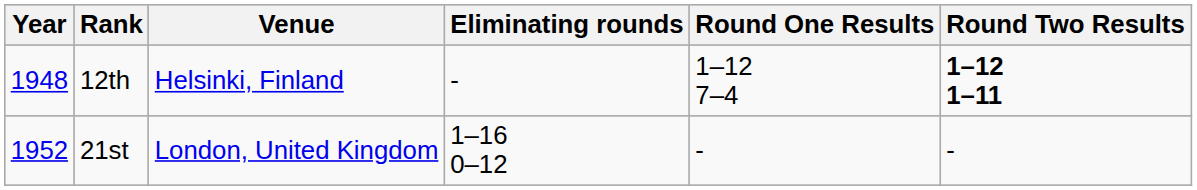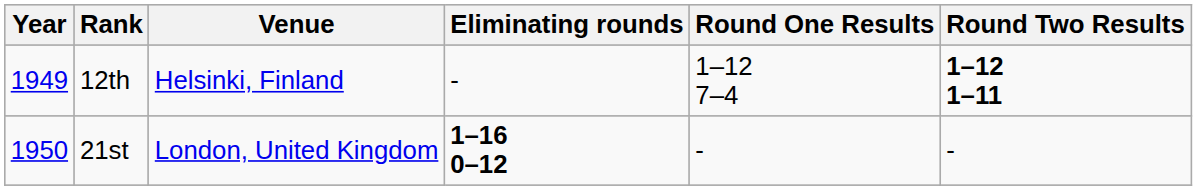(39, 80) 1948 -> (39, 80) 1949
(39, 150) 1952 -> (39, 150) 1950
(479, 150) normal -> (479, 150) bold
